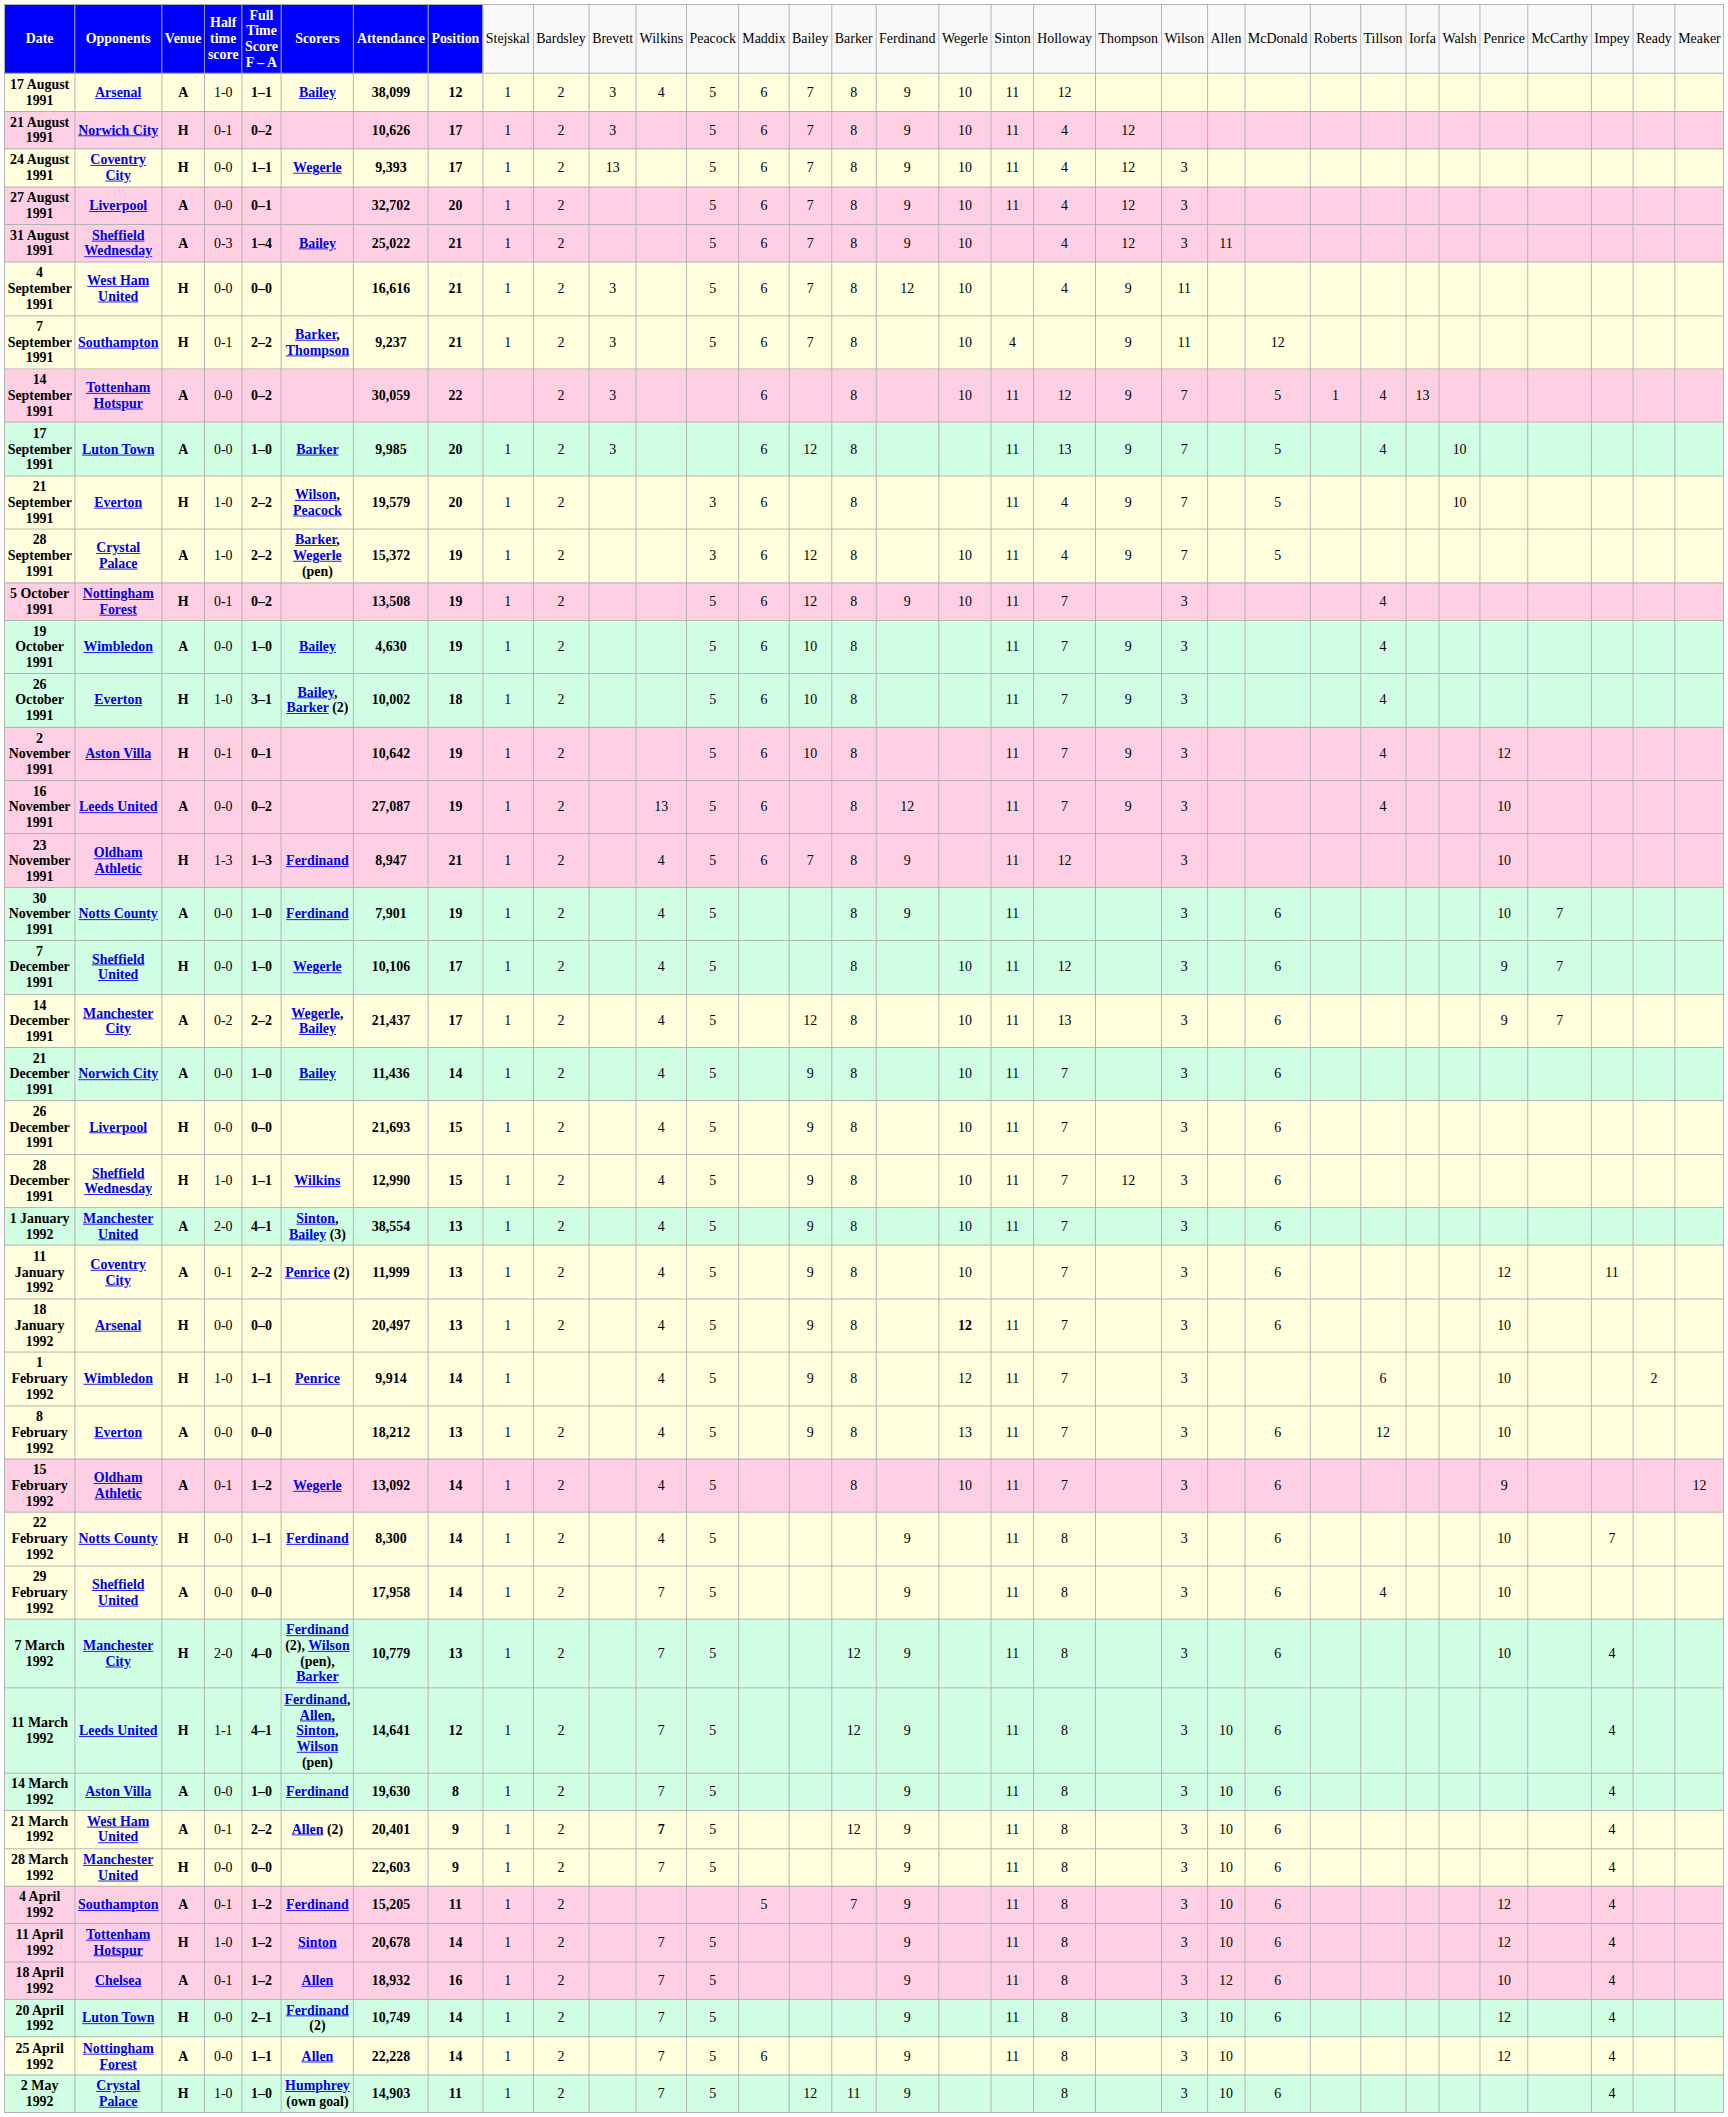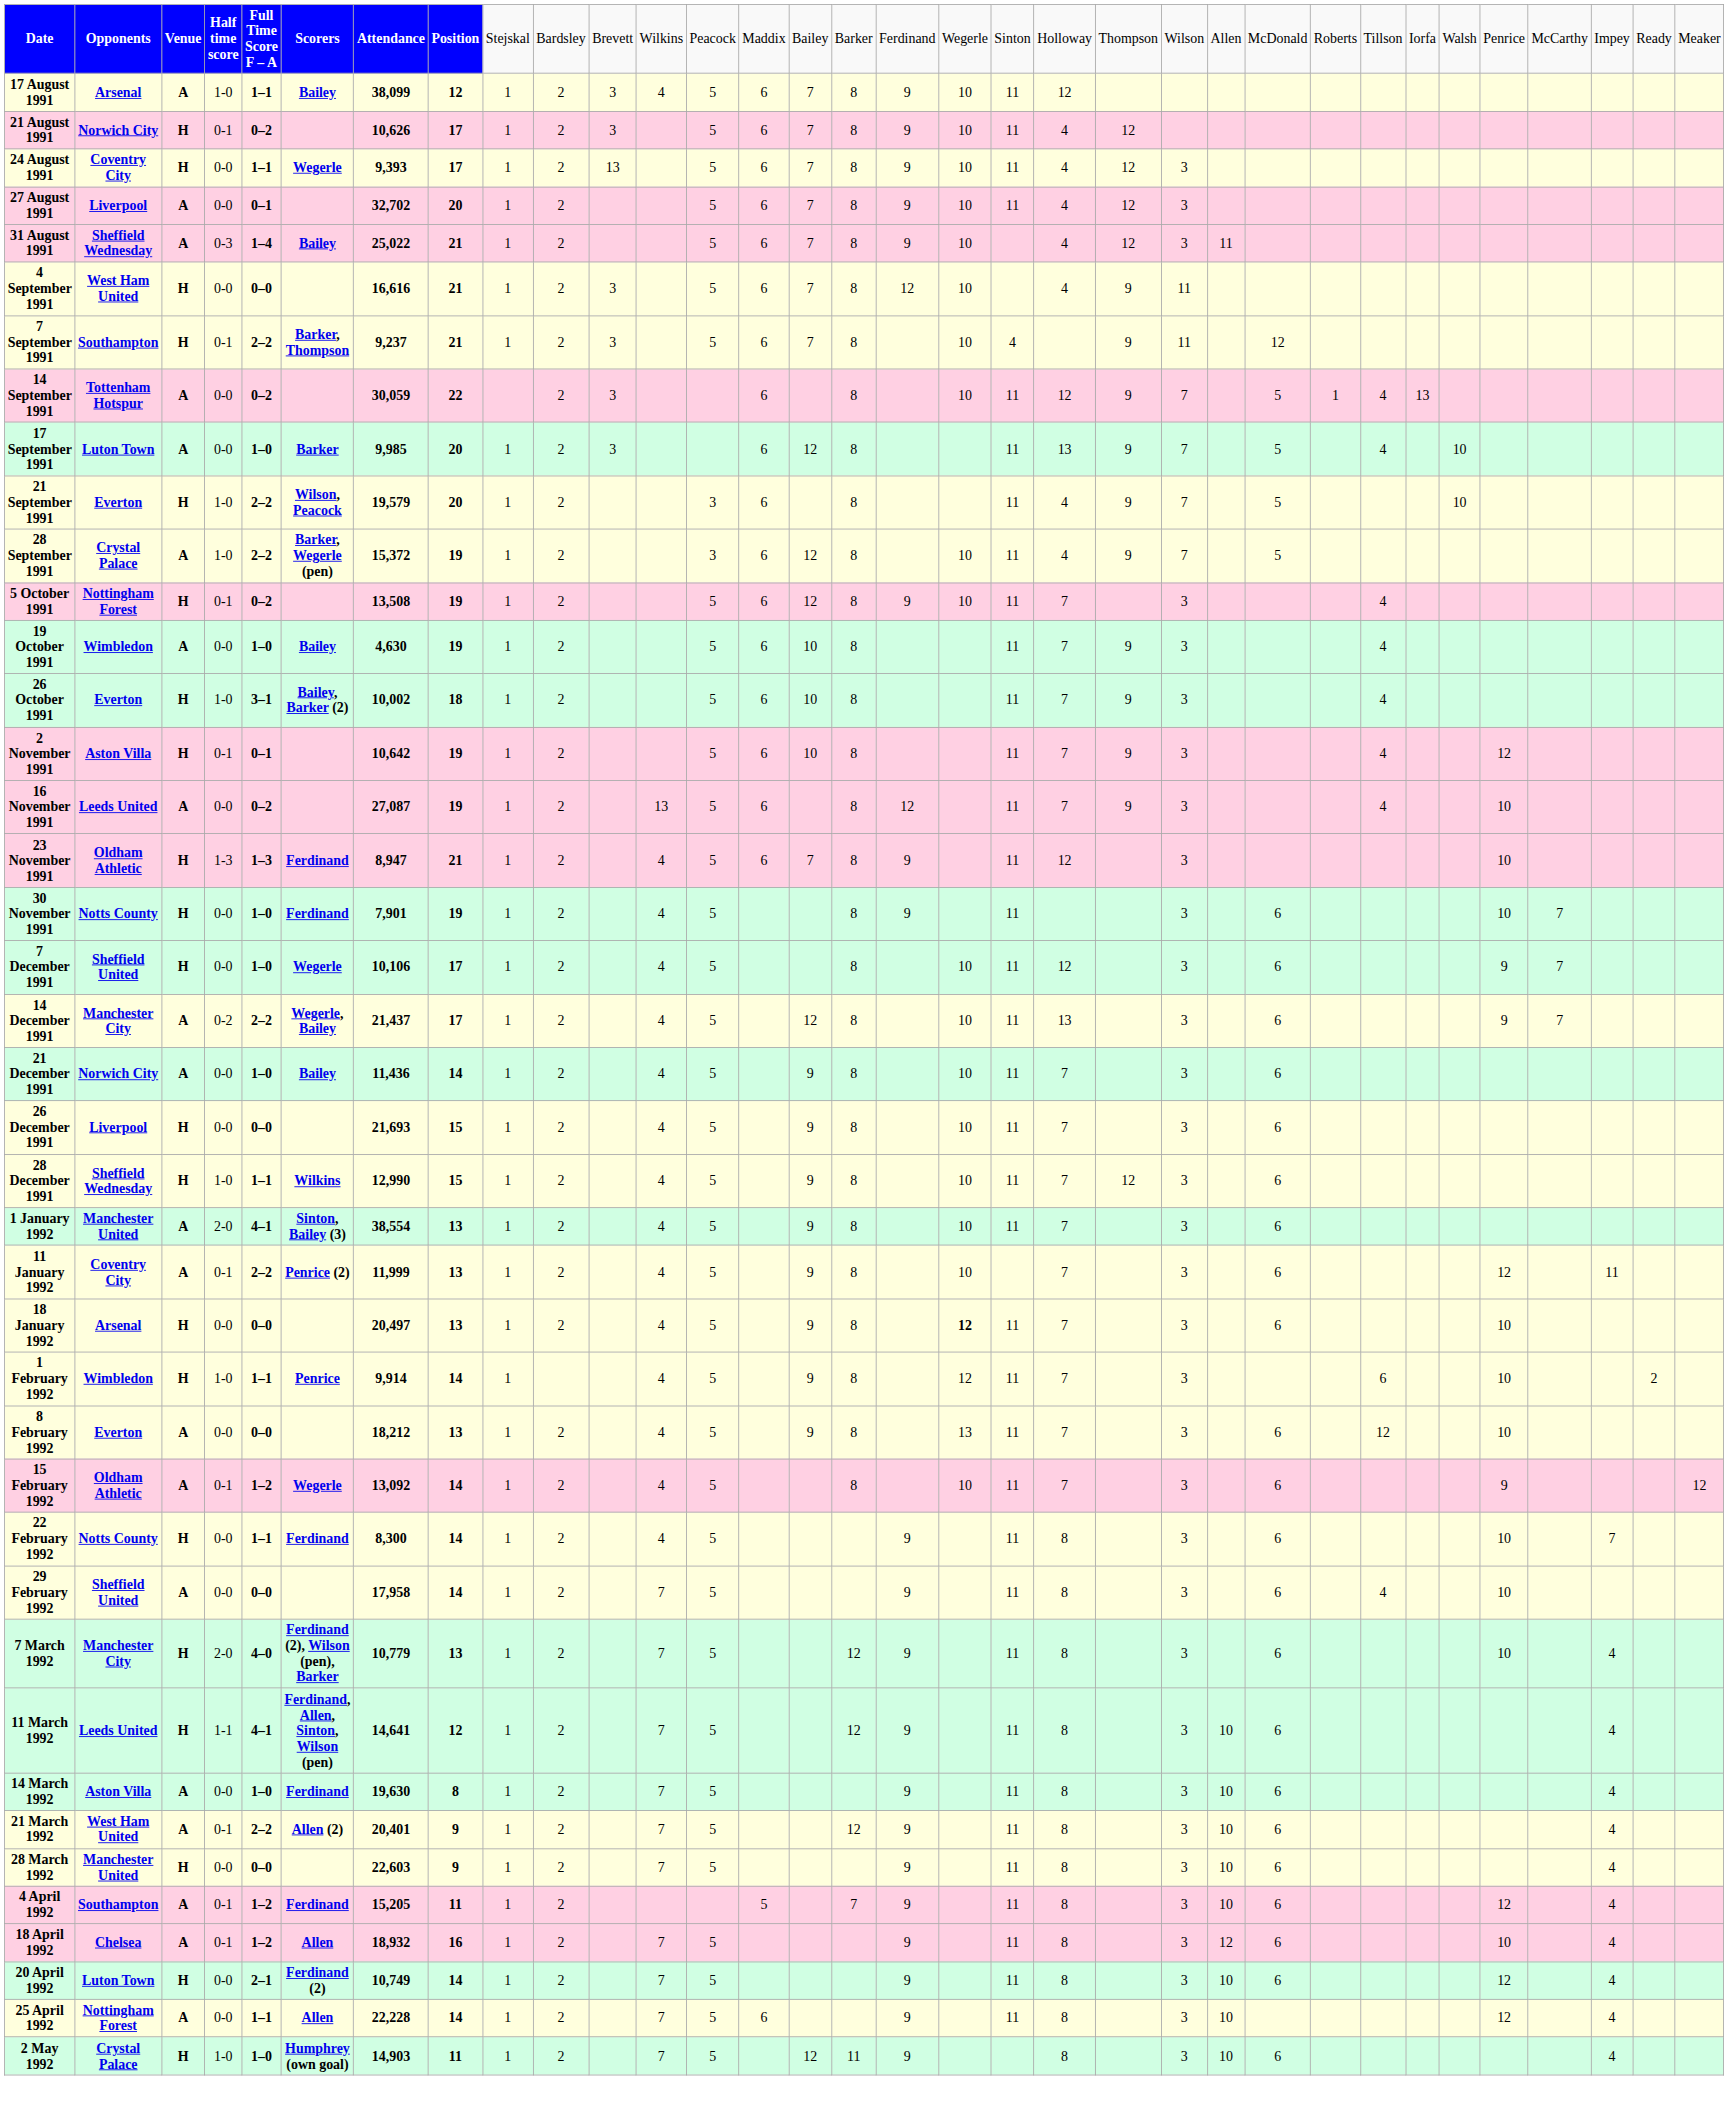(183, 914) A -> (183, 914) H
(661, 1829) bold -> (661, 1829) normal
- row: (40, 1942)
